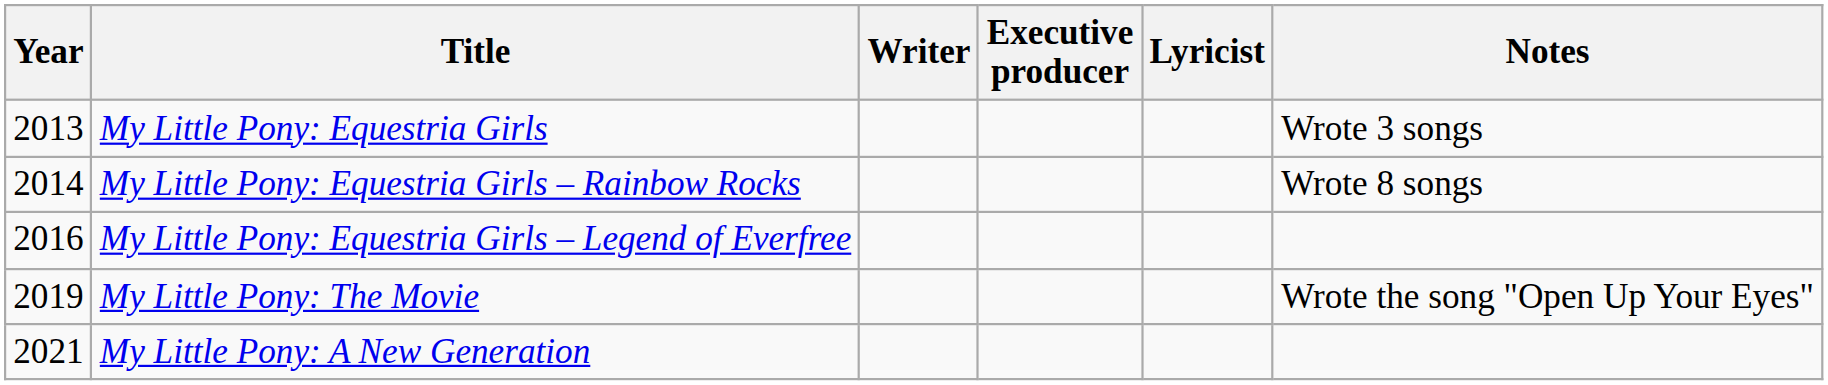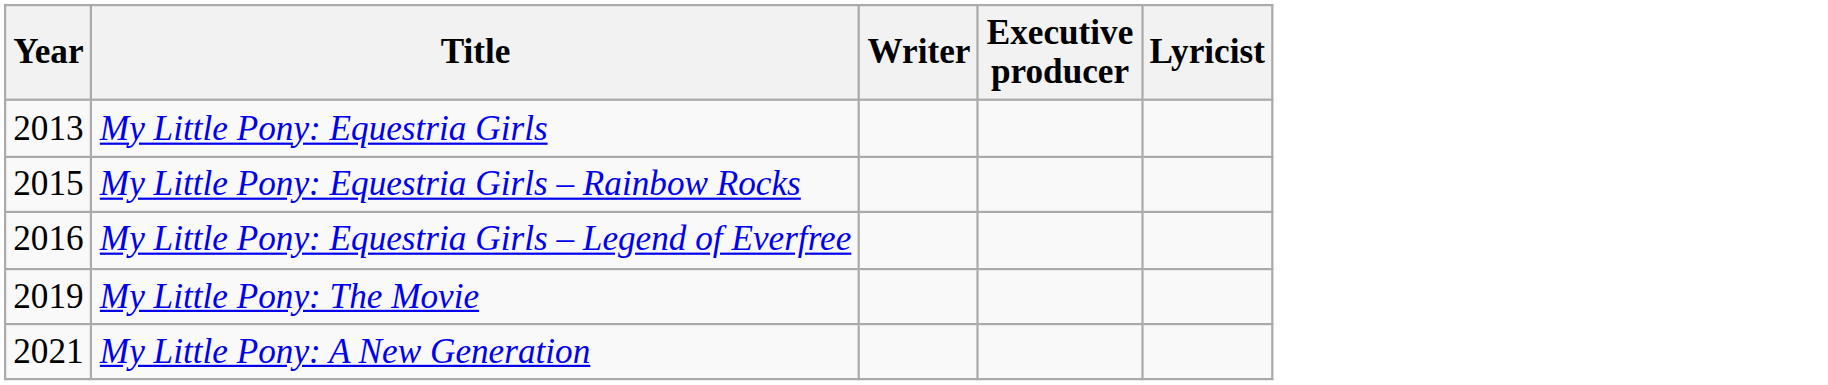- column: (1548, 52)
(48, 183) 2014 -> (48, 183) 2015
